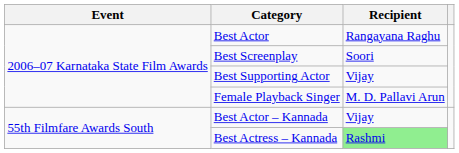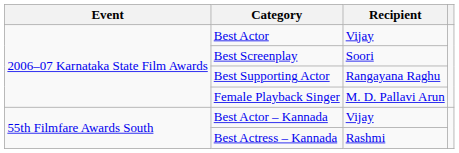(393, 35) Rangayana Raghu -> (360, 35) Vijay
(360, 76) Vijay -> (393, 76) Rangayana Raghu
(365, 138) lightgreen background -> (365, 138) no background
